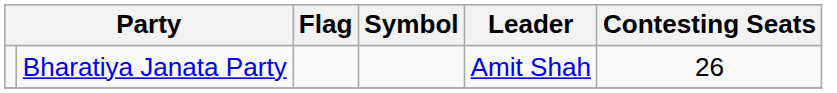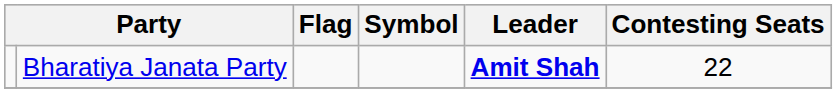(531, 66) normal -> (535, 66) bold
(709, 66) 26 -> (718, 66) 22
